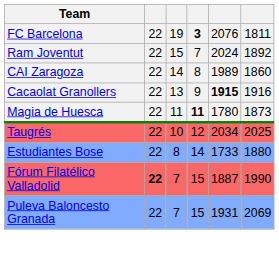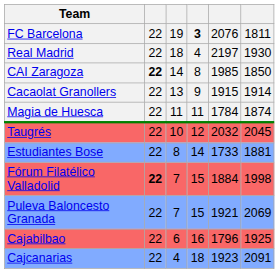+ row: (40, 53)
- row: (45, 53)
(155, 72) normal -> (155, 72) bold
(225, 72) 1989 -> (225, 72) 1985
(258, 72) 1860 -> (258, 72) 1850
(225, 92) bold -> (225, 92) normal
(258, 92) 1916 -> (258, 92) 1914
(198, 111) bold -> (198, 111) normal
(225, 111) 1780 -> (225, 111) 1784
(258, 111) 1873 -> (258, 111) 1874
(225, 133) 2034 -> (225, 133) 2032
(258, 133) 2025 -> (258, 133) 2045
(258, 152) 1880 -> (258, 152) 1881
(225, 179) 1887 -> (225, 179) 1884
(258, 179) 1990 -> (258, 179) 1998
(225, 212) 1931 -> (225, 212) 1921
+ row: (36, 238)
+ row: (40, 258)
